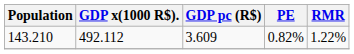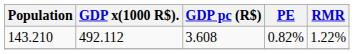(201, 37) 3.609 -> (201, 37) 3.608
